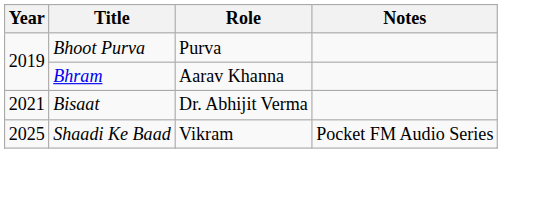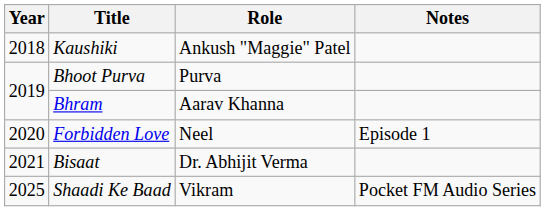+ row: (85, 47)
+ row: (111, 133)
